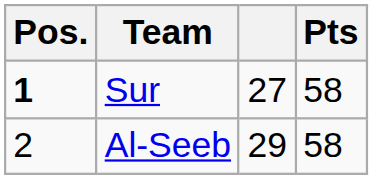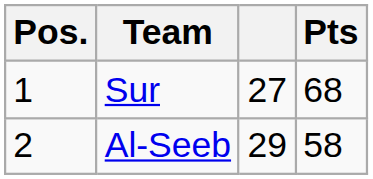(23, 88) bold -> (23, 88) normal
(323, 88) 58 -> (323, 88) 68
